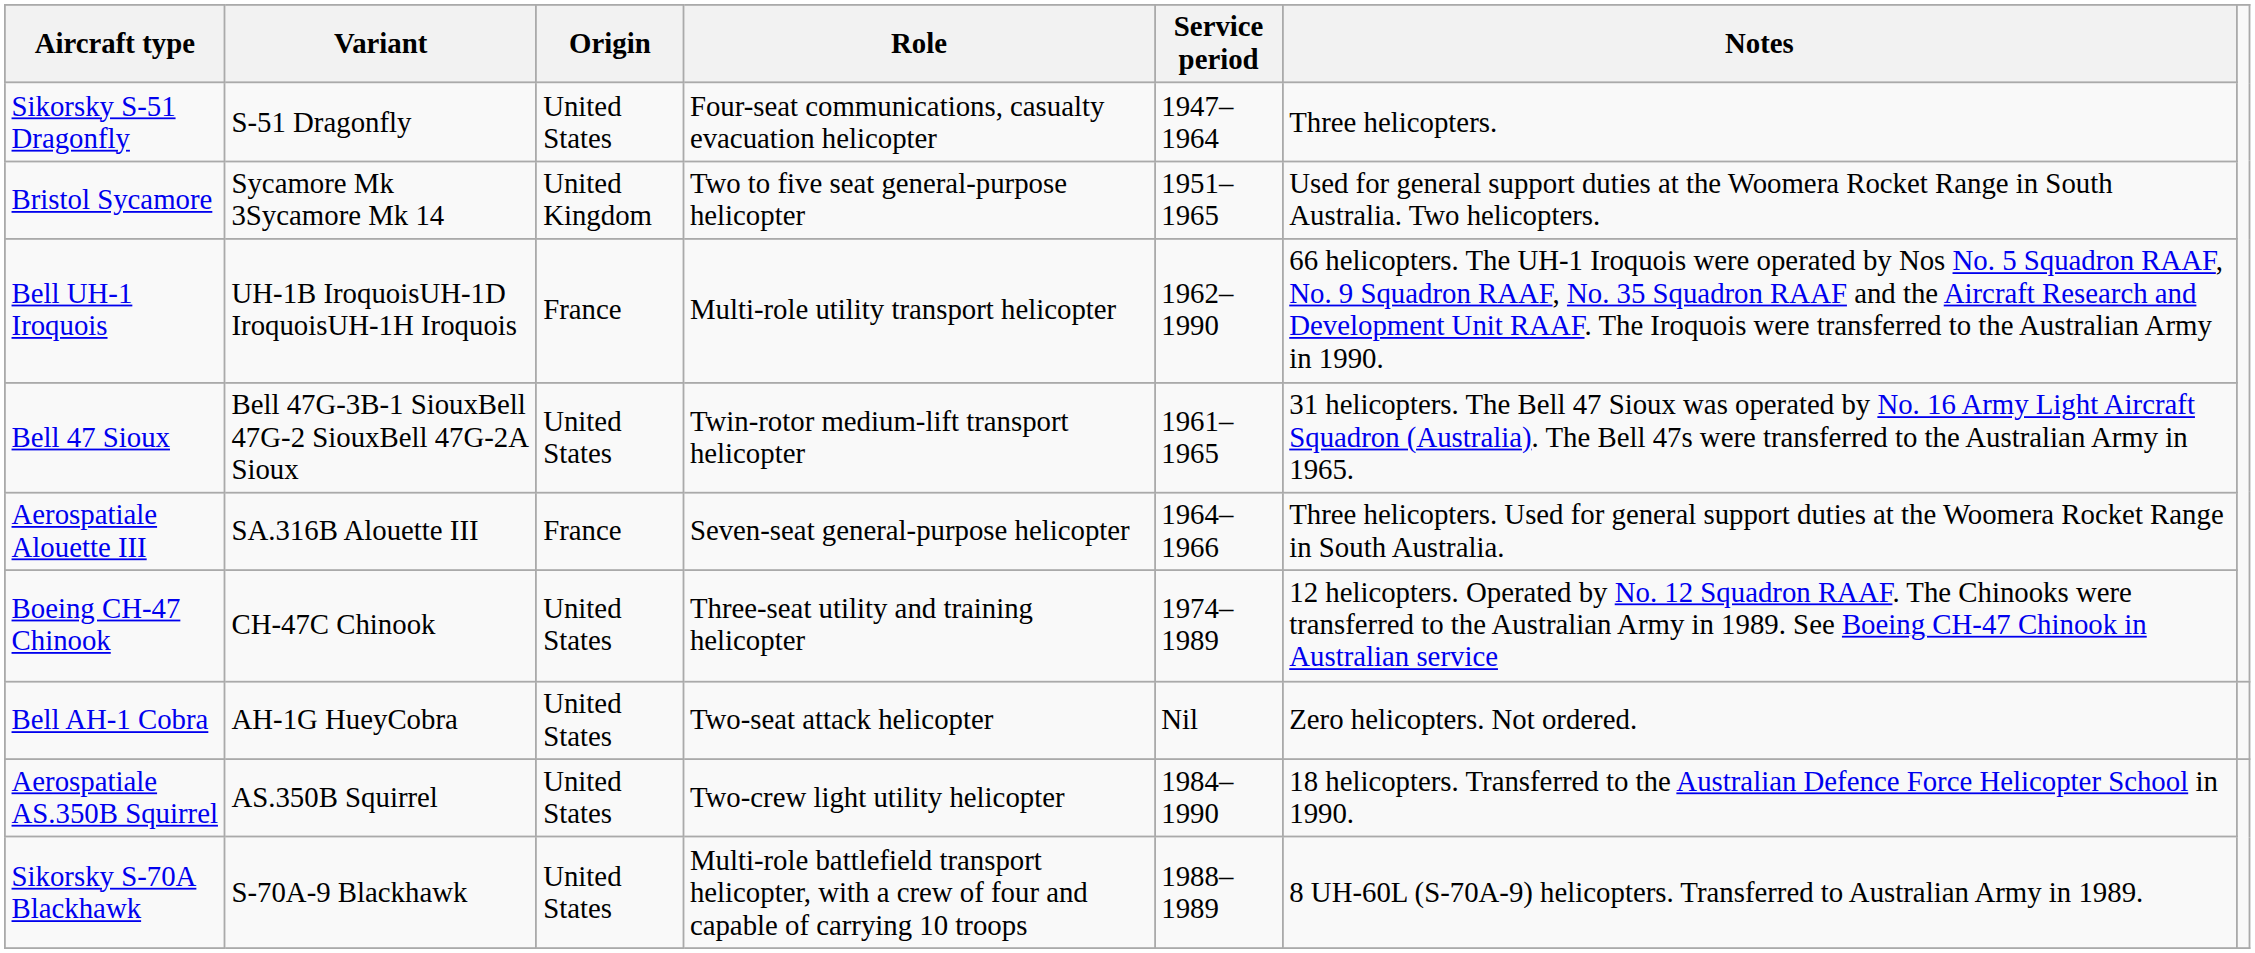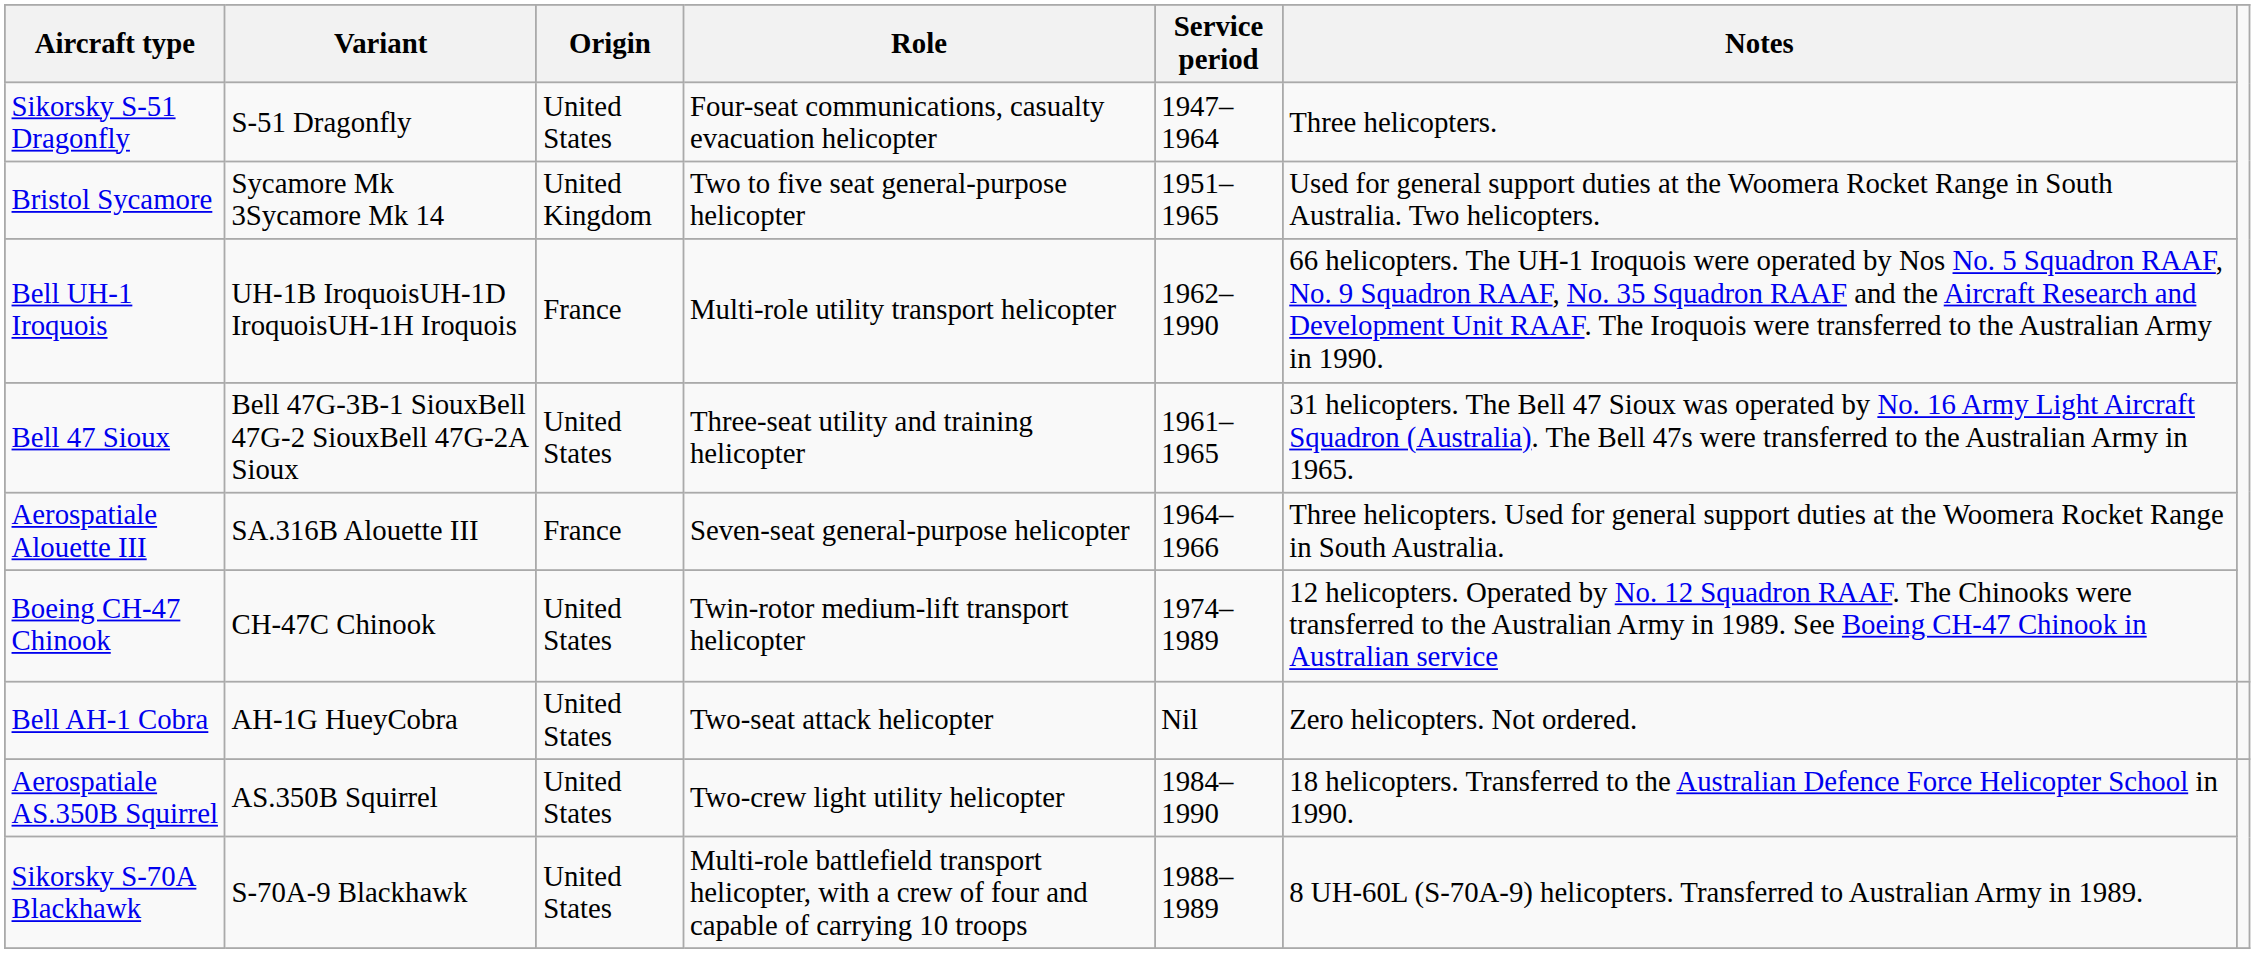(879, 436) Twin-rotor medium-lift transport helicopter -> (861, 436) Three-seat utility and training helicopter
(861, 625) Three-seat utility and training helicopter -> (879, 625) Twin-rotor medium-lift transport helicopter
